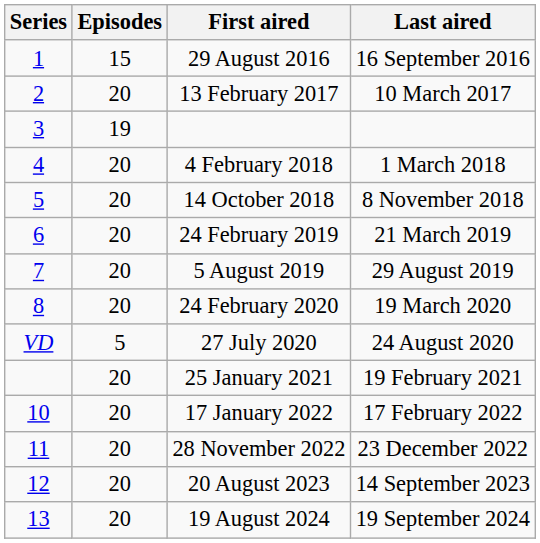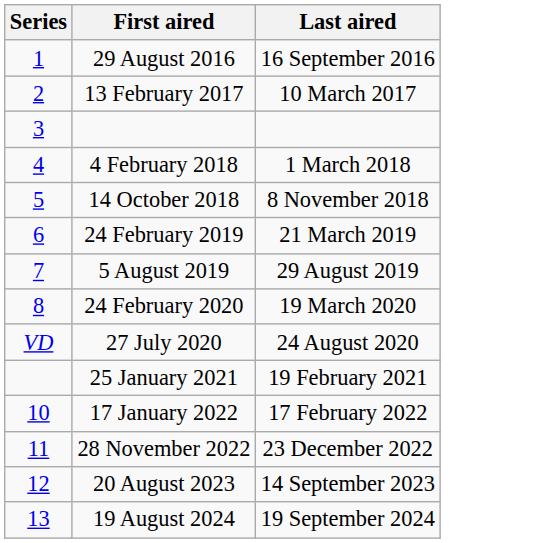- column: (120, 22)
